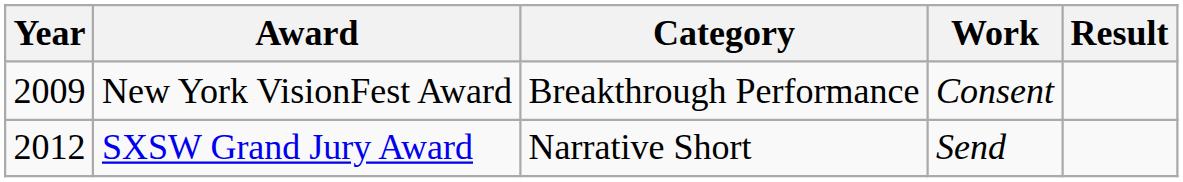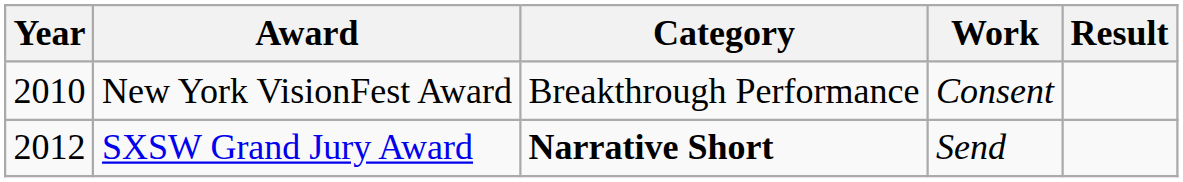(49, 90) 2009 -> (49, 90) 2010
(640, 147) normal -> (651, 147) bold
